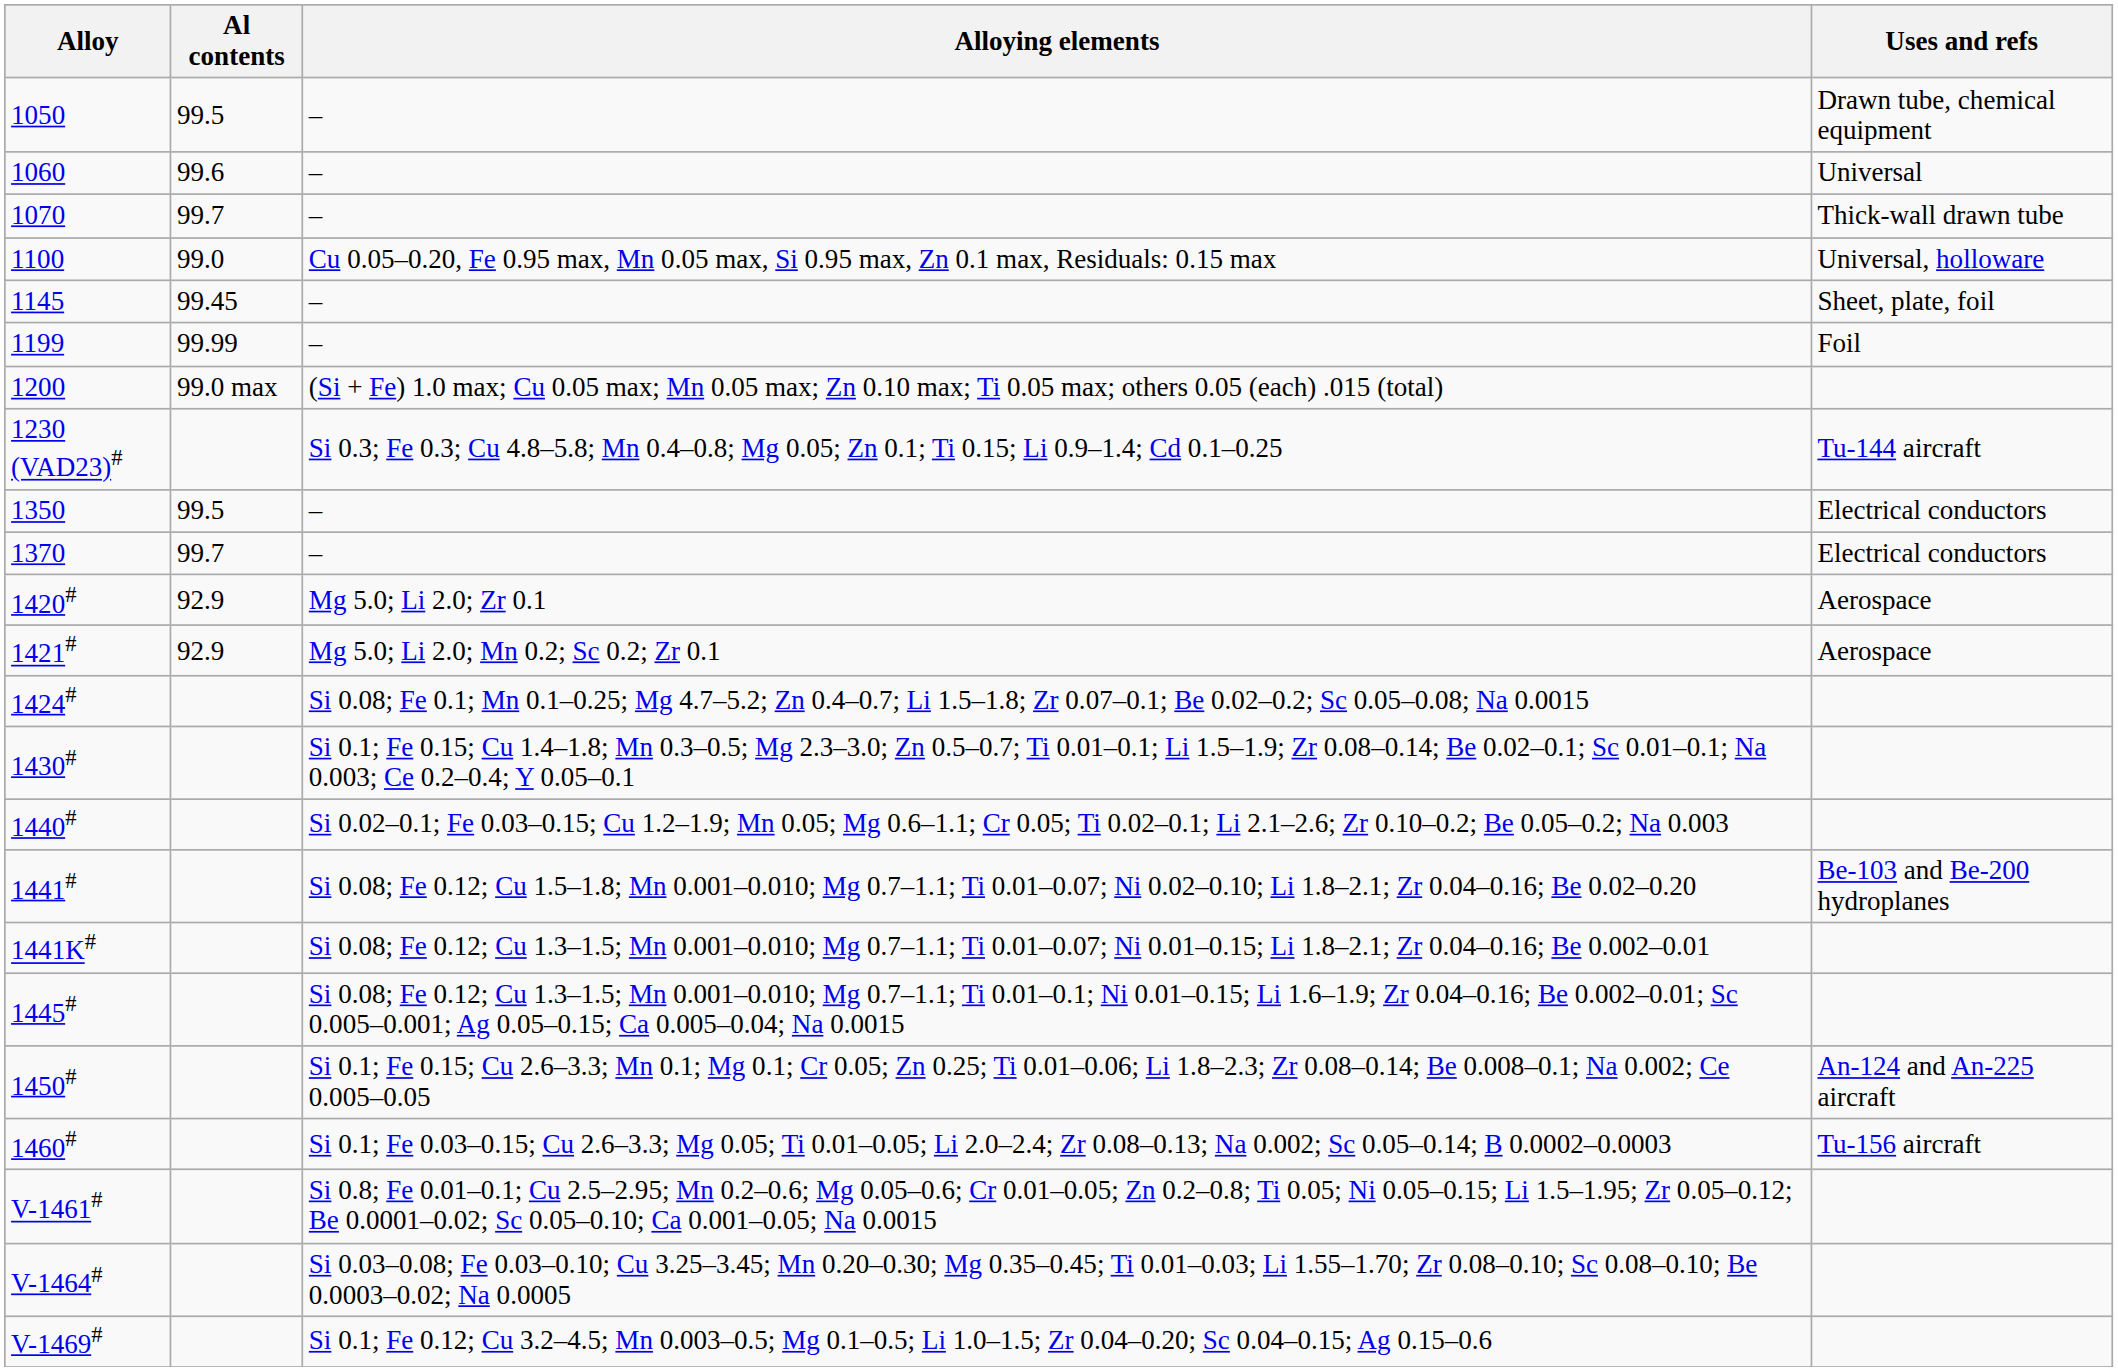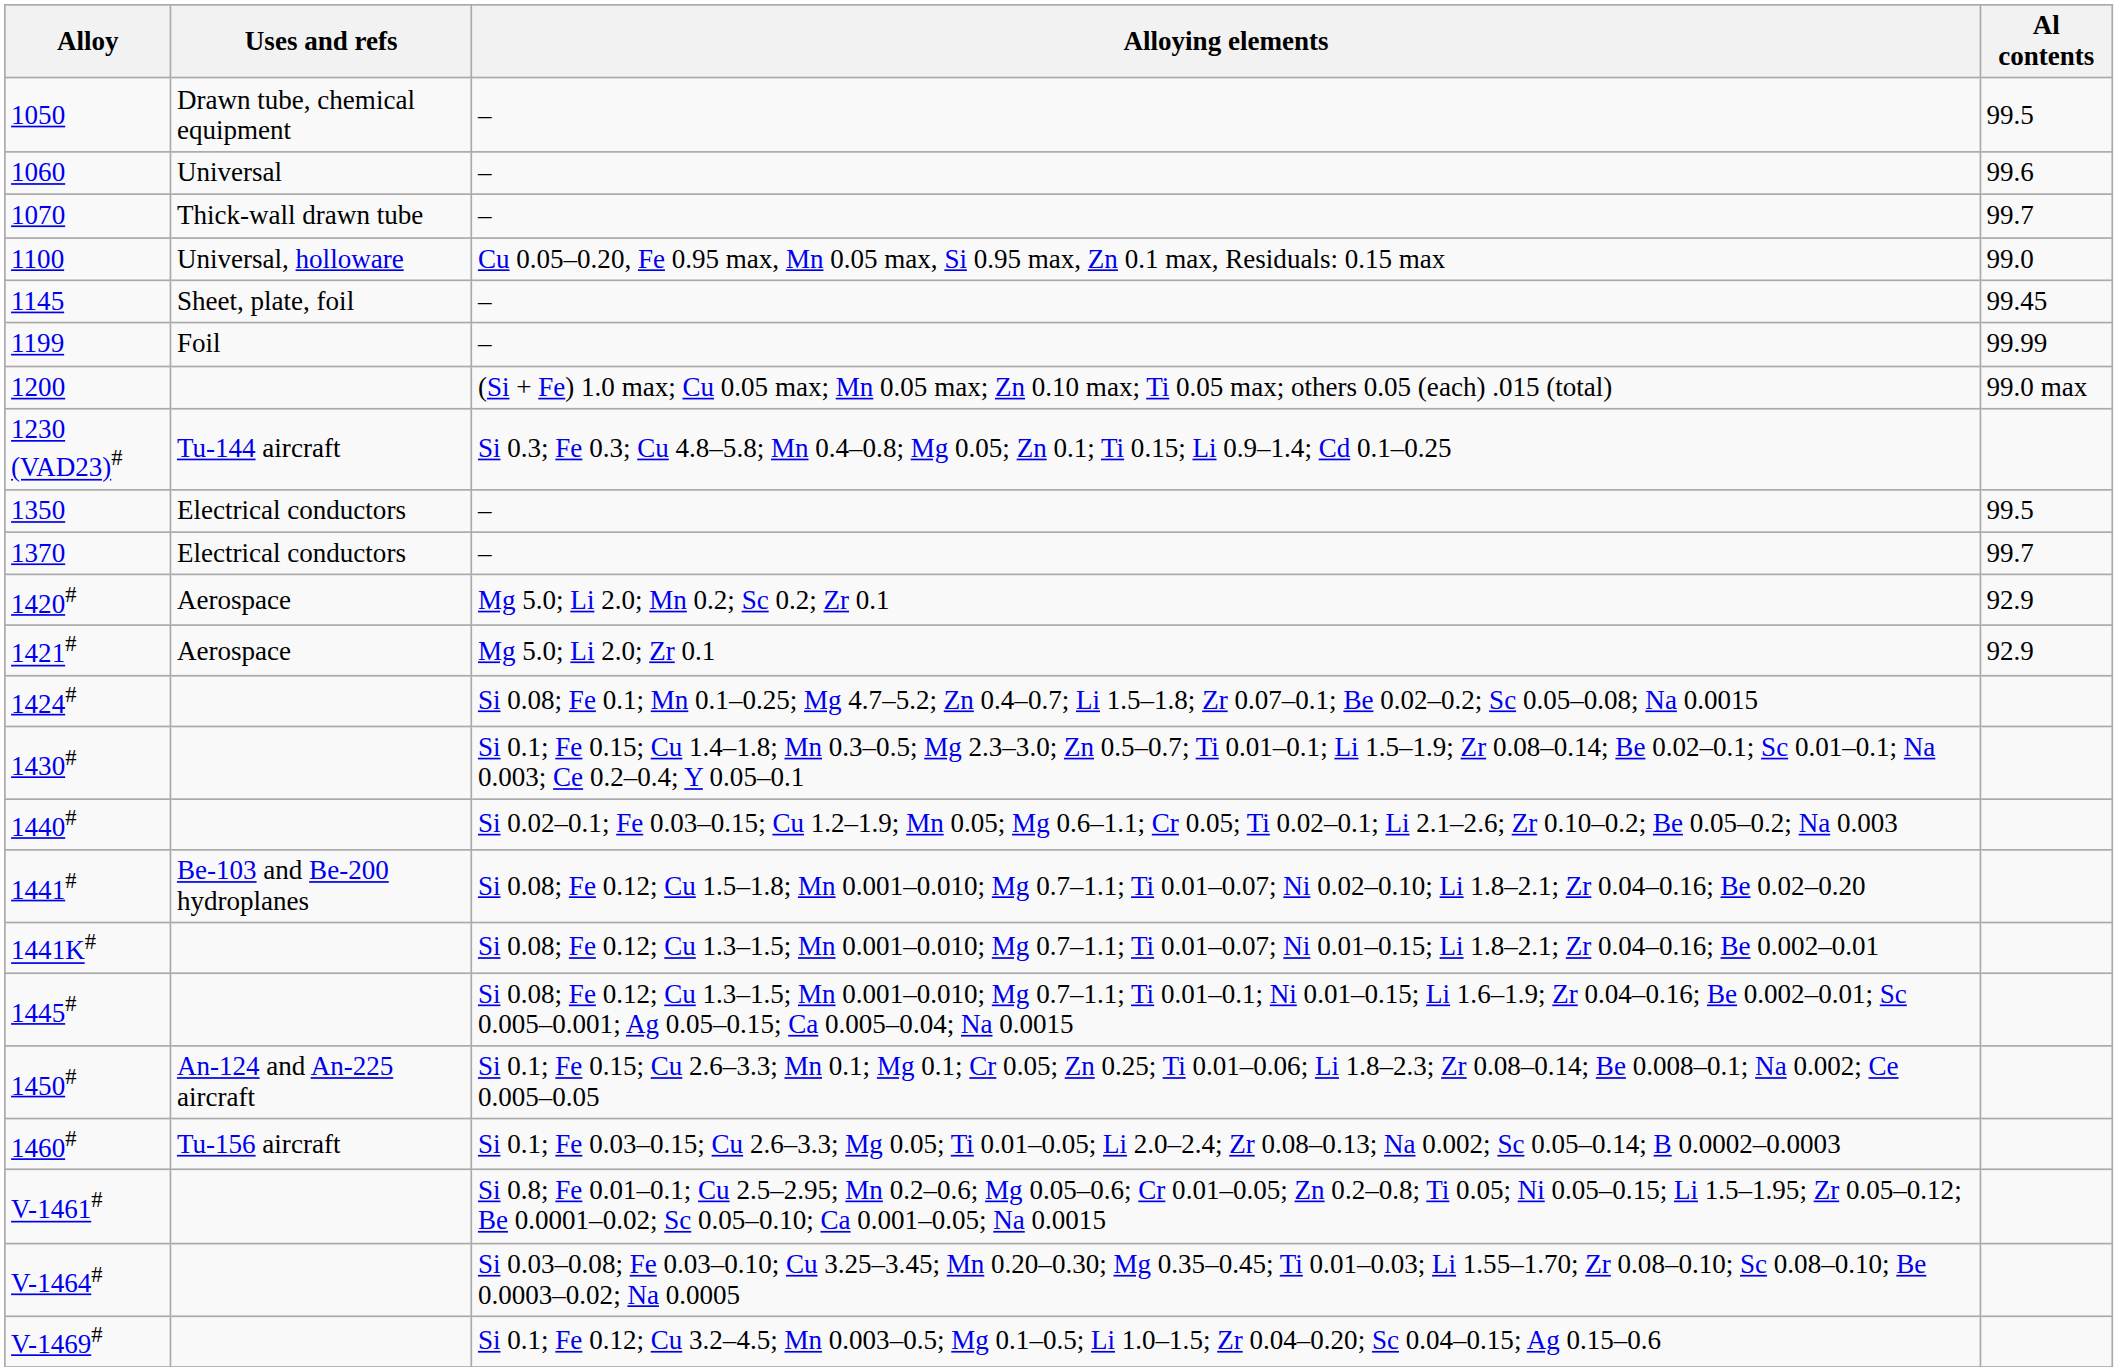columns swapped: (237, 41) <-> (1962, 41)
(428, 599) Mg 5.0; Li 2.0; Zr 0.1 -> (684, 599) Mg 5.0; Li 2.0; Mn 0.2; Sc 0.2; Zr 0.1
(515, 650) Mg 5.0; Li 2.0; Mn 0.2; Sc 0.2; Zr 0.1 -> (597, 650) Mg 5.0; Li 2.0; Zr 0.1
